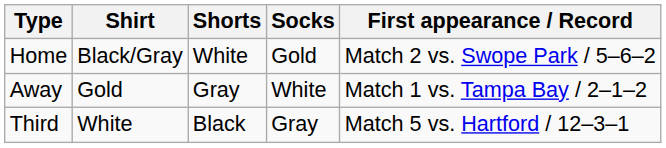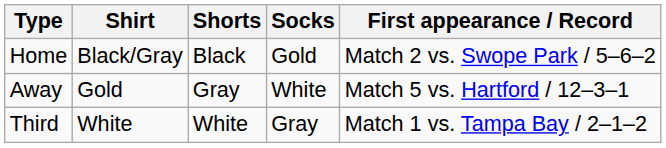(220, 55) White -> (219, 55) Black
(496, 90) Match 1 vs. Tampa Bay / 2–1–2 -> (487, 90) Match 5 vs. Hartford / 12–3–1
(219, 124) Black -> (220, 124) White
(487, 124) Match 5 vs. Hartford / 12–3–1 -> (496, 124) Match 1 vs. Tampa Bay / 2–1–2
